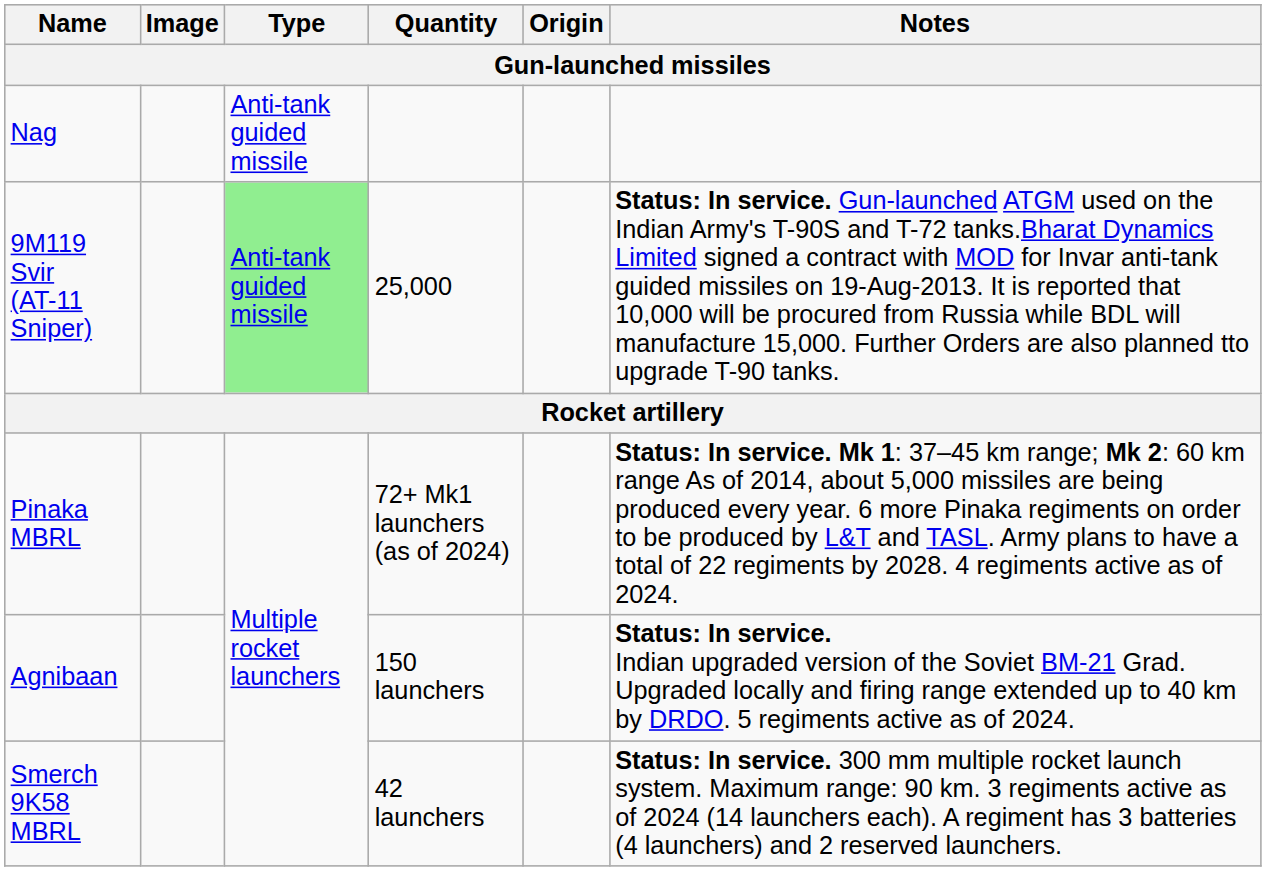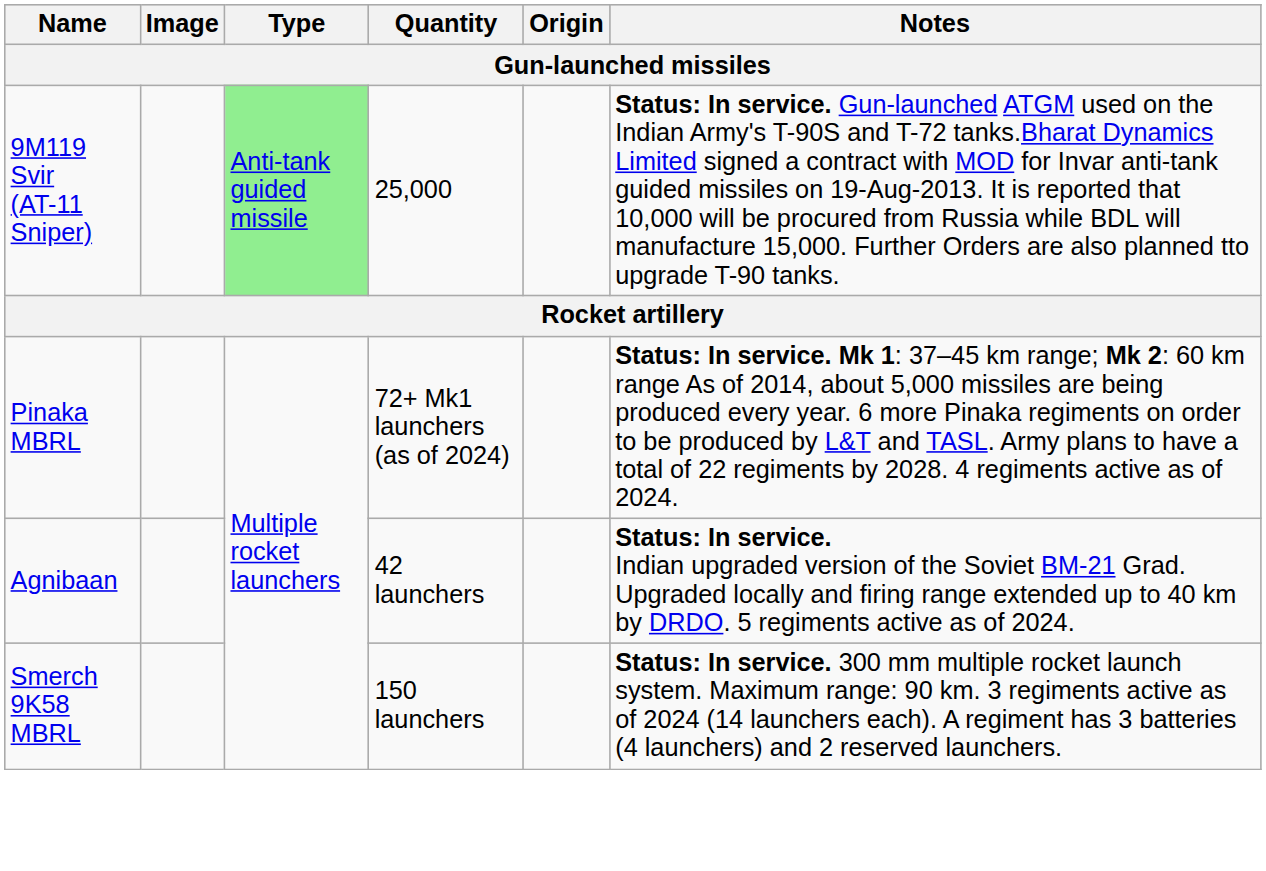- row: (34, 133)
(429, 677) 150 launchers -> (429, 580) 42 launchers
(429, 802) 42 launchers -> (429, 705) 150 launchers
